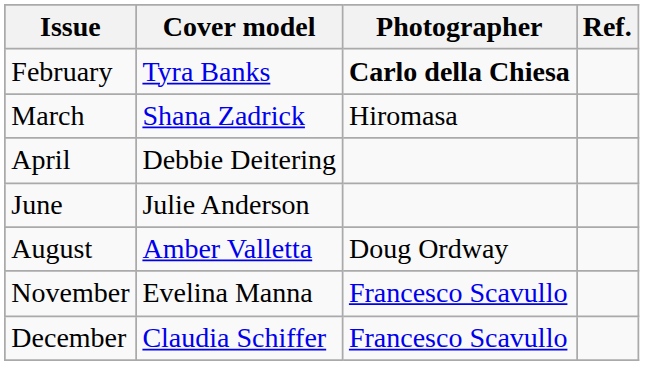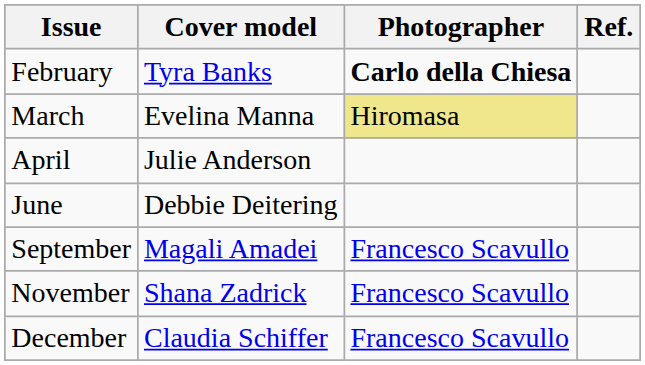(224, 115) Shana Zadrick -> (229, 115) Evelina Manna
(403, 115) no background -> (405, 115) khaki background
(239, 159) Debbie Deitering -> (228, 159) Julie Anderson
(226, 204) Julie Anderson -> (241, 204) Debbie Deitering
- row: (52, 248)
+ row: (71, 248)
(228, 293) Evelina Manna -> (225, 293) Shana Zadrick
